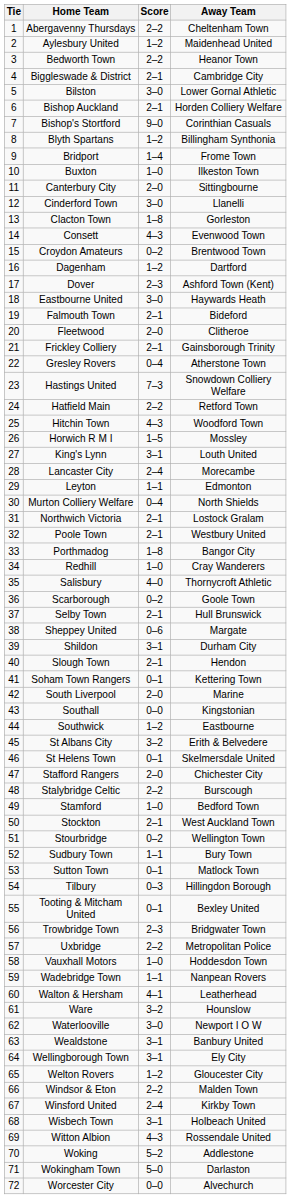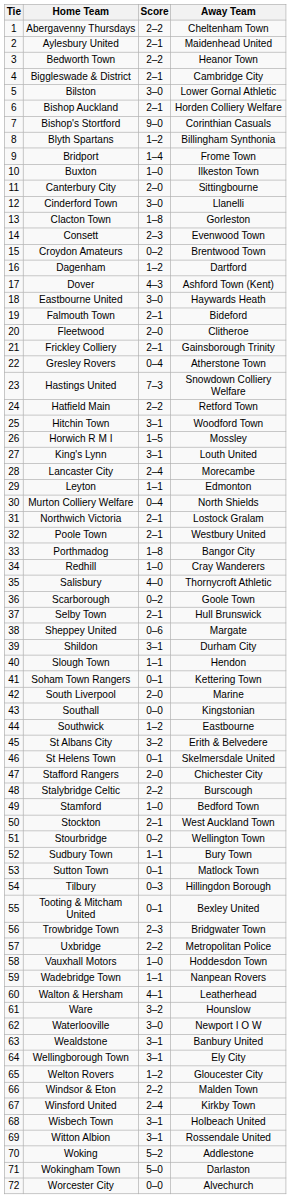(155, 44) 1–2 -> (155, 44) 2–1
(155, 236) 4–3 -> (155, 236) 2–3
(155, 284) 2–3 -> (155, 284) 4–3
(155, 423) 4–3 -> (155, 423) 3–1
(155, 663) 2–1 -> (155, 663) 1–1
(155, 1138) 4–3 -> (155, 1138) 3–1
